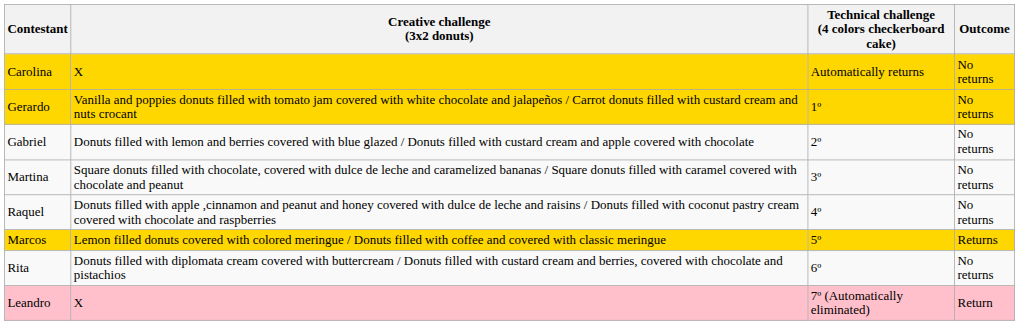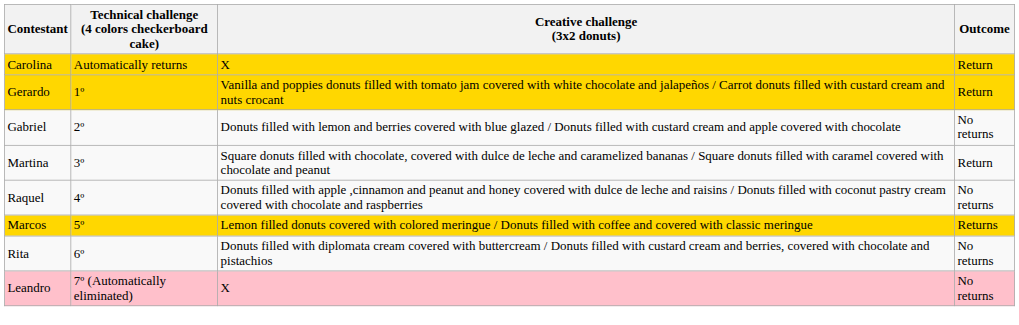columns swapped: (439, 29) <-> (881, 29)
(975, 71) No returns -> (975, 64) Return
(975, 106) No returns -> (975, 92) Return
(975, 177) No returns -> (975, 162) Return
(975, 303) Return -> (975, 288) No returns
